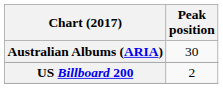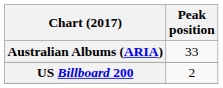(192, 51) 30 -> (192, 51) 33
